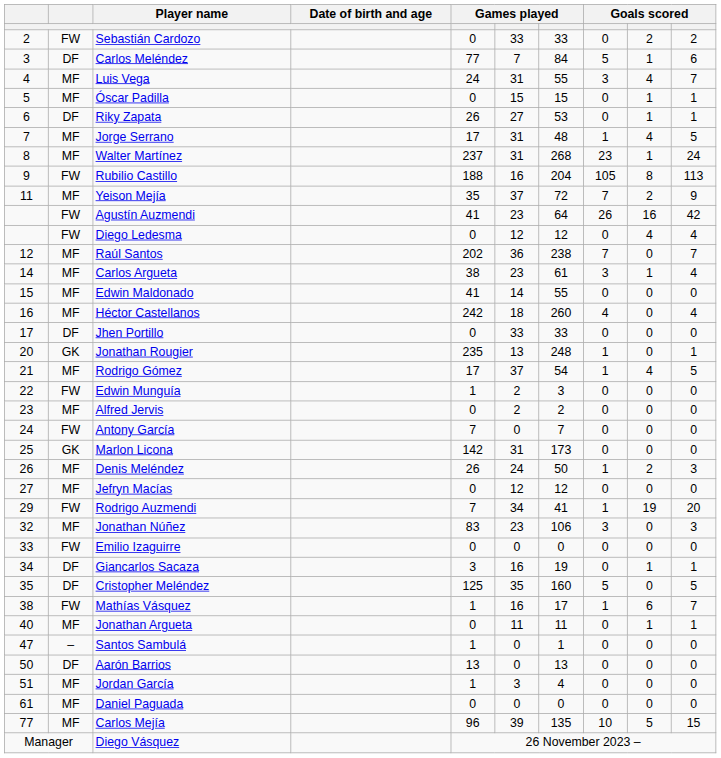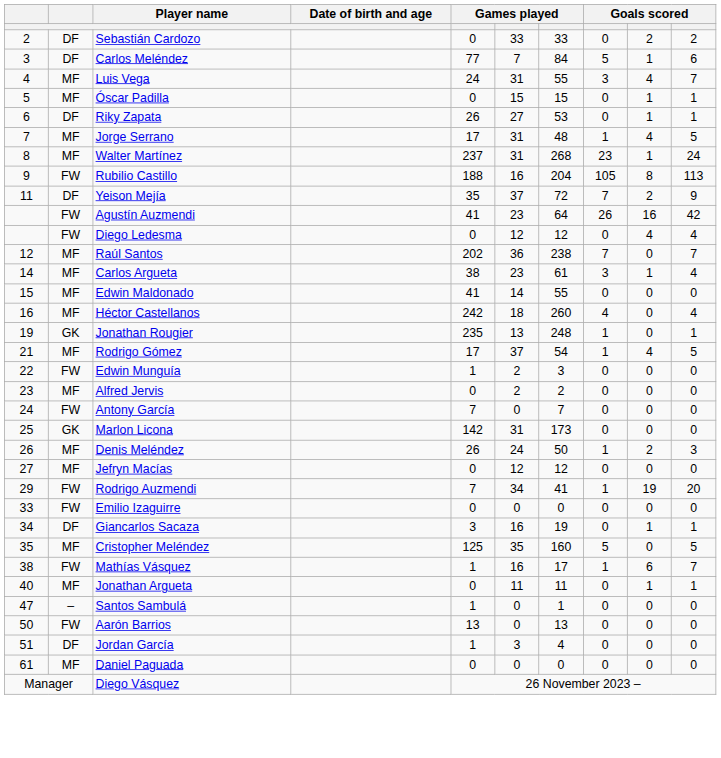(71, 39) FW -> (71, 39) DF
(71, 195) MF -> (71, 195) DF
- row: (129, 332)
(26, 352) 20 -> (26, 332) 19
- row: (140, 527)
(71, 586) DF -> (71, 547) MF
(71, 664) DF -> (71, 625) FW
(71, 684) MF -> (71, 645) DF
- row: (130, 723)
